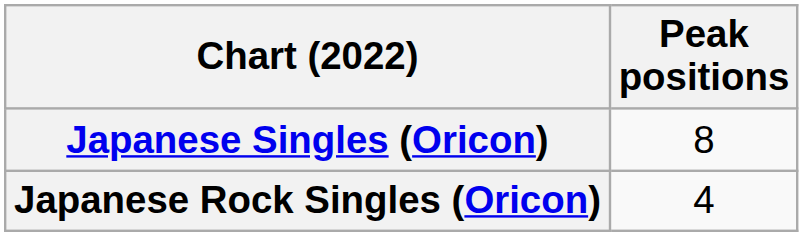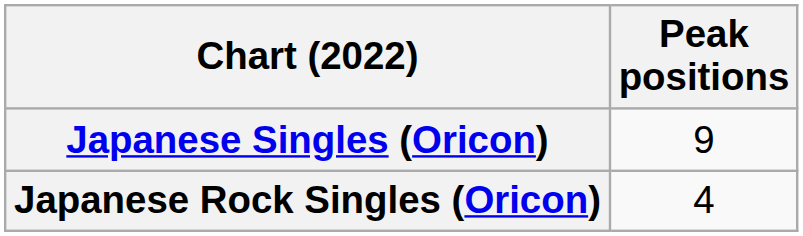(704, 139) 8 -> (704, 139) 9
